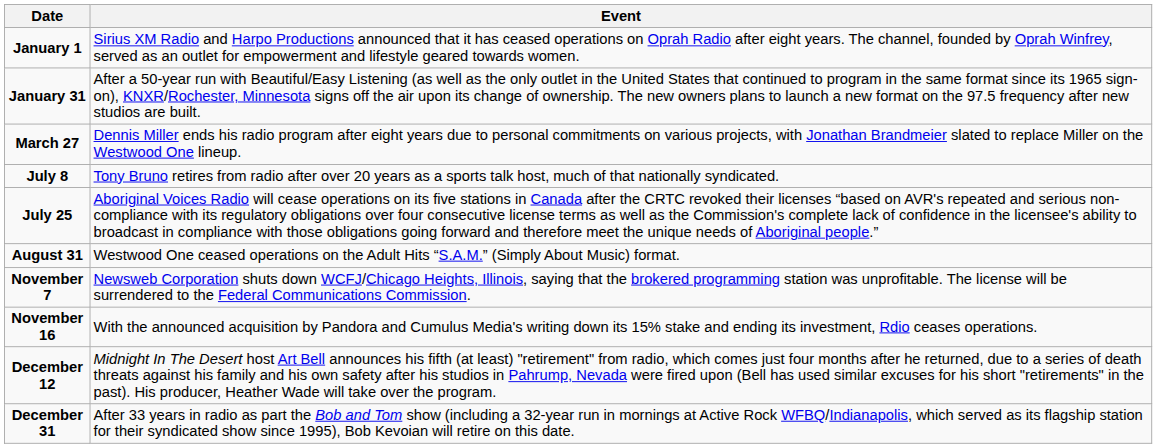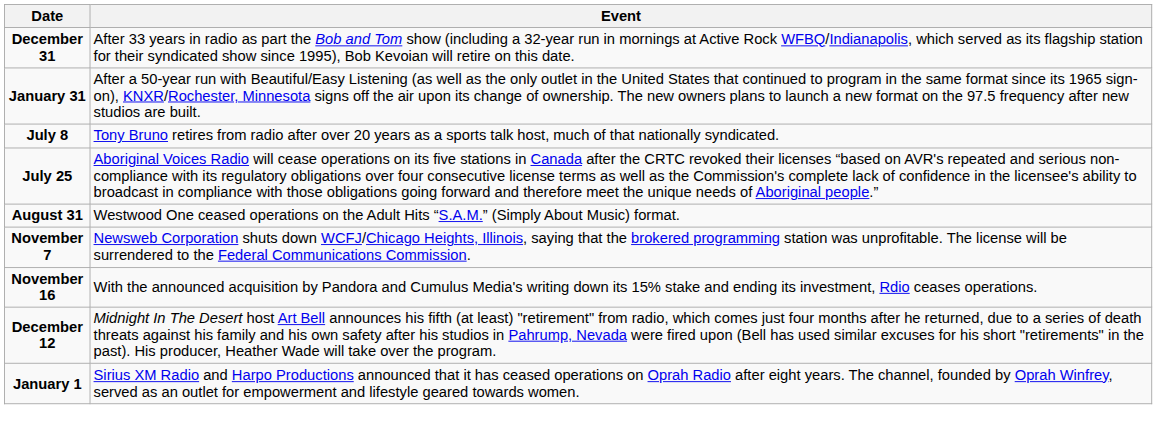rows swapped: (47, 47) <-> (47, 423)
- row: (47, 144)
